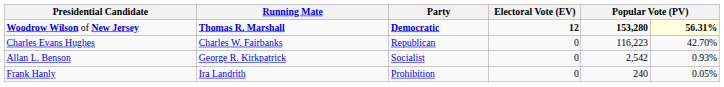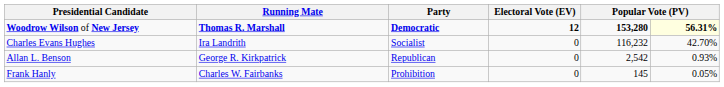(241, 43) Charles W. Fairbanks -> (222, 43) Ira Landrith
(413, 43) Republican -> (408, 43) Socialist
(632, 43) 116,223 -> (632, 43) 116,232
(408, 58) Socialist -> (413, 58) Republican
(222, 74) Ira Landrith -> (241, 74) Charles W. Fairbanks
(641, 74) 240 -> (641, 74) 145
